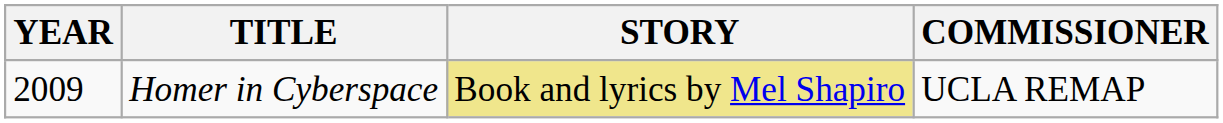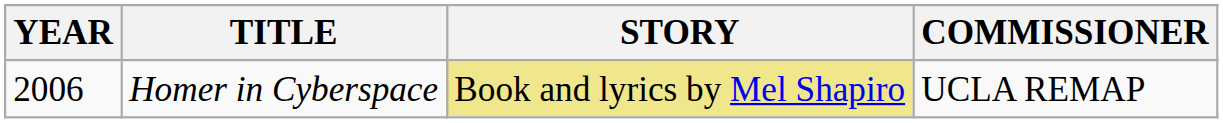(48, 88) 2009 -> (48, 88) 2006
